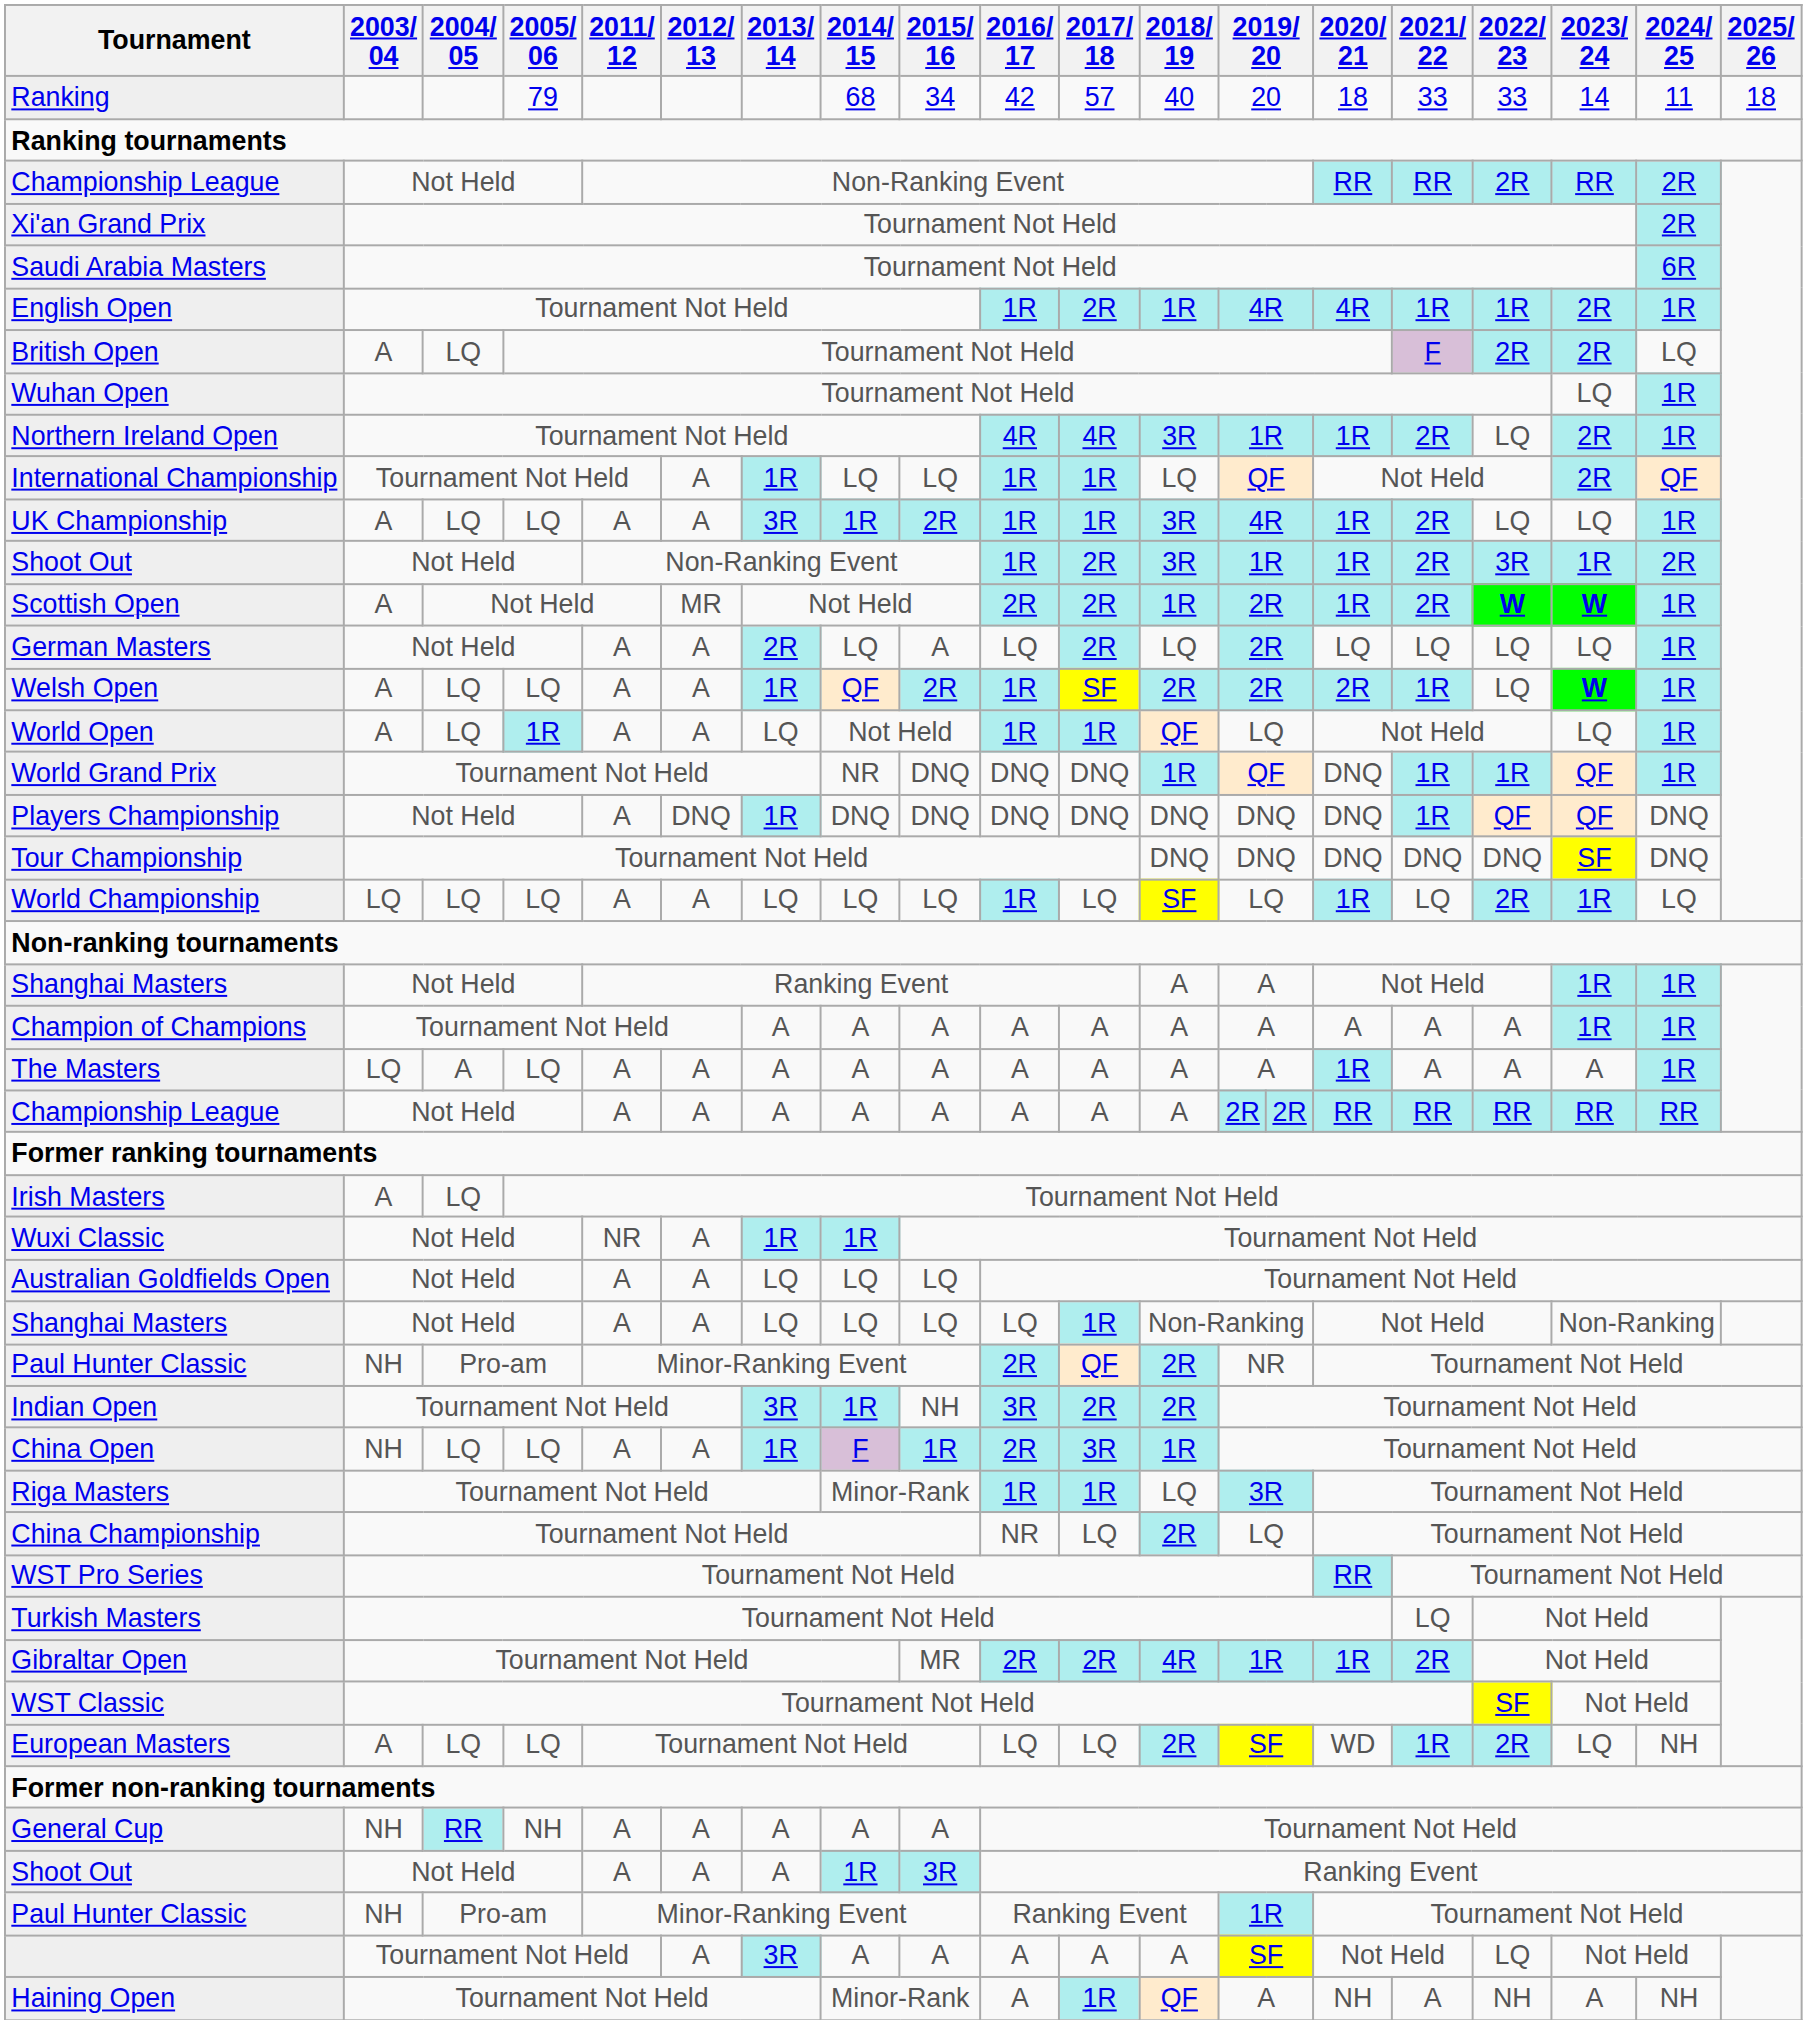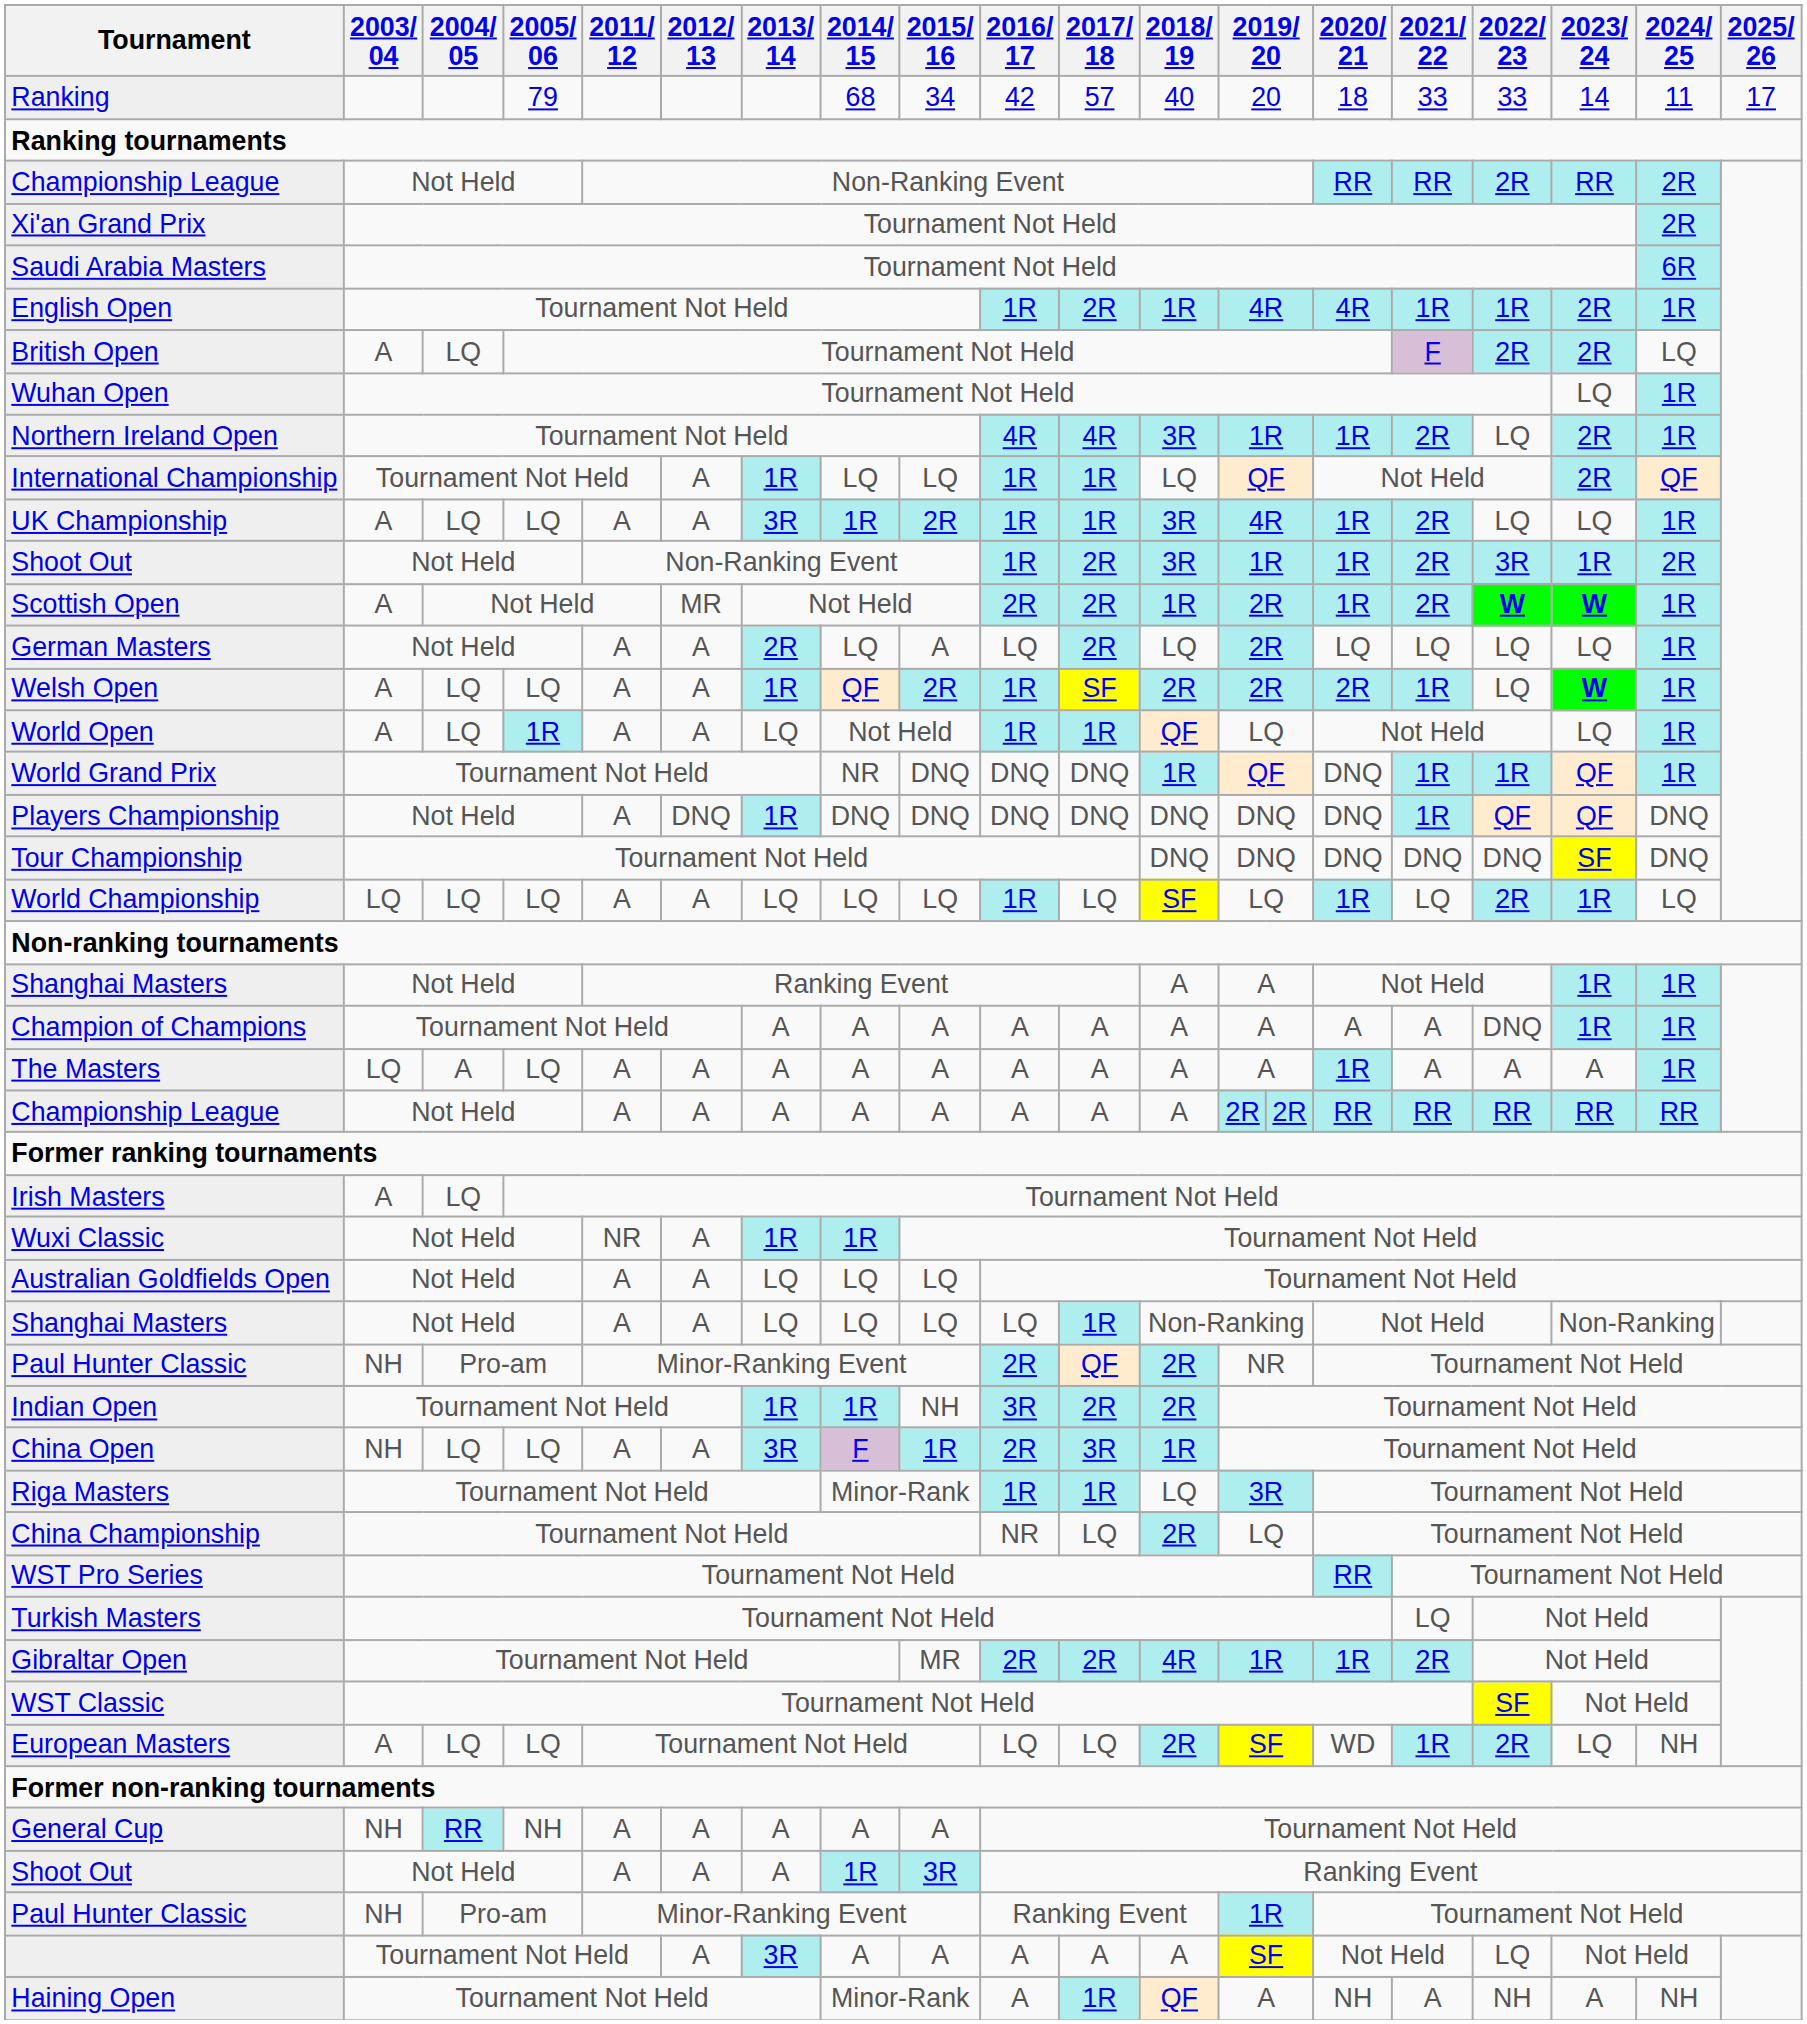(1761, 97) 18 -> (1761, 97) 17
(1512, 1027) A -> (1512, 1027) DNQ
(781, 1407) 3R -> (781, 1407) 1R
(781, 1449) 1R -> (781, 1449) 3R
